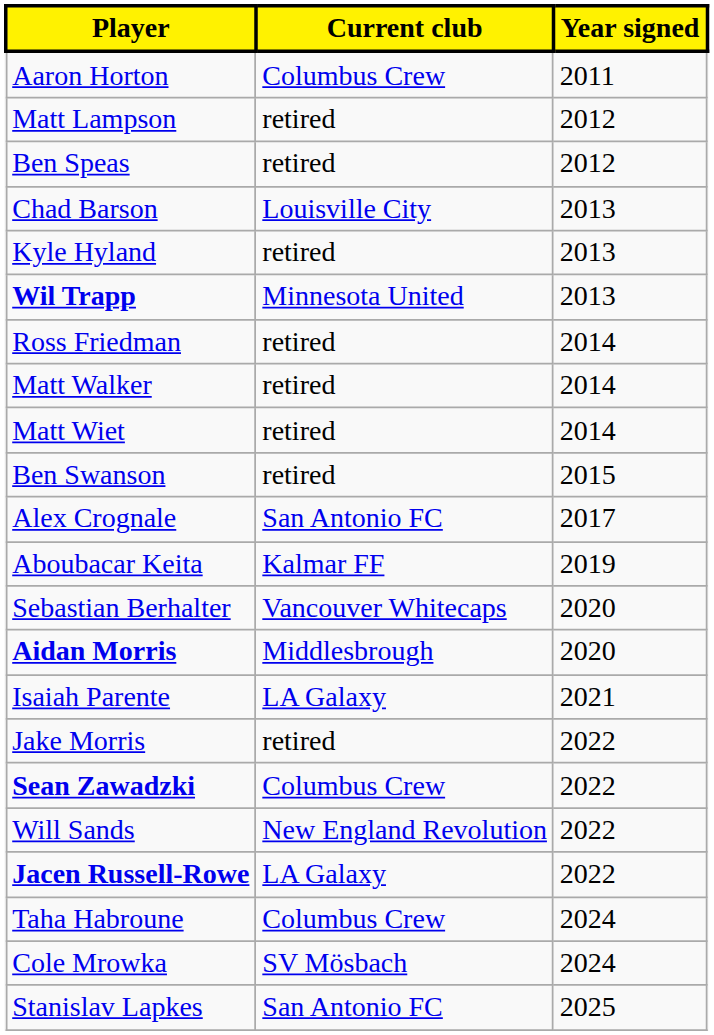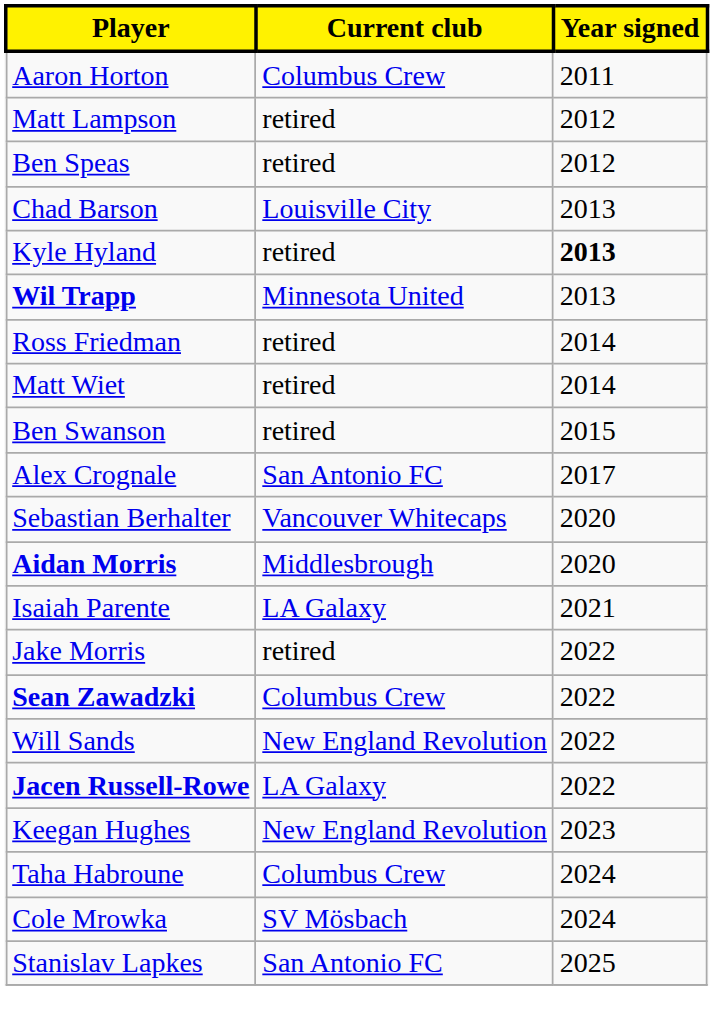(588, 252) normal -> (588, 252) bold
- row: (82, 385)
- row: (107, 563)
+ row: (101, 829)
